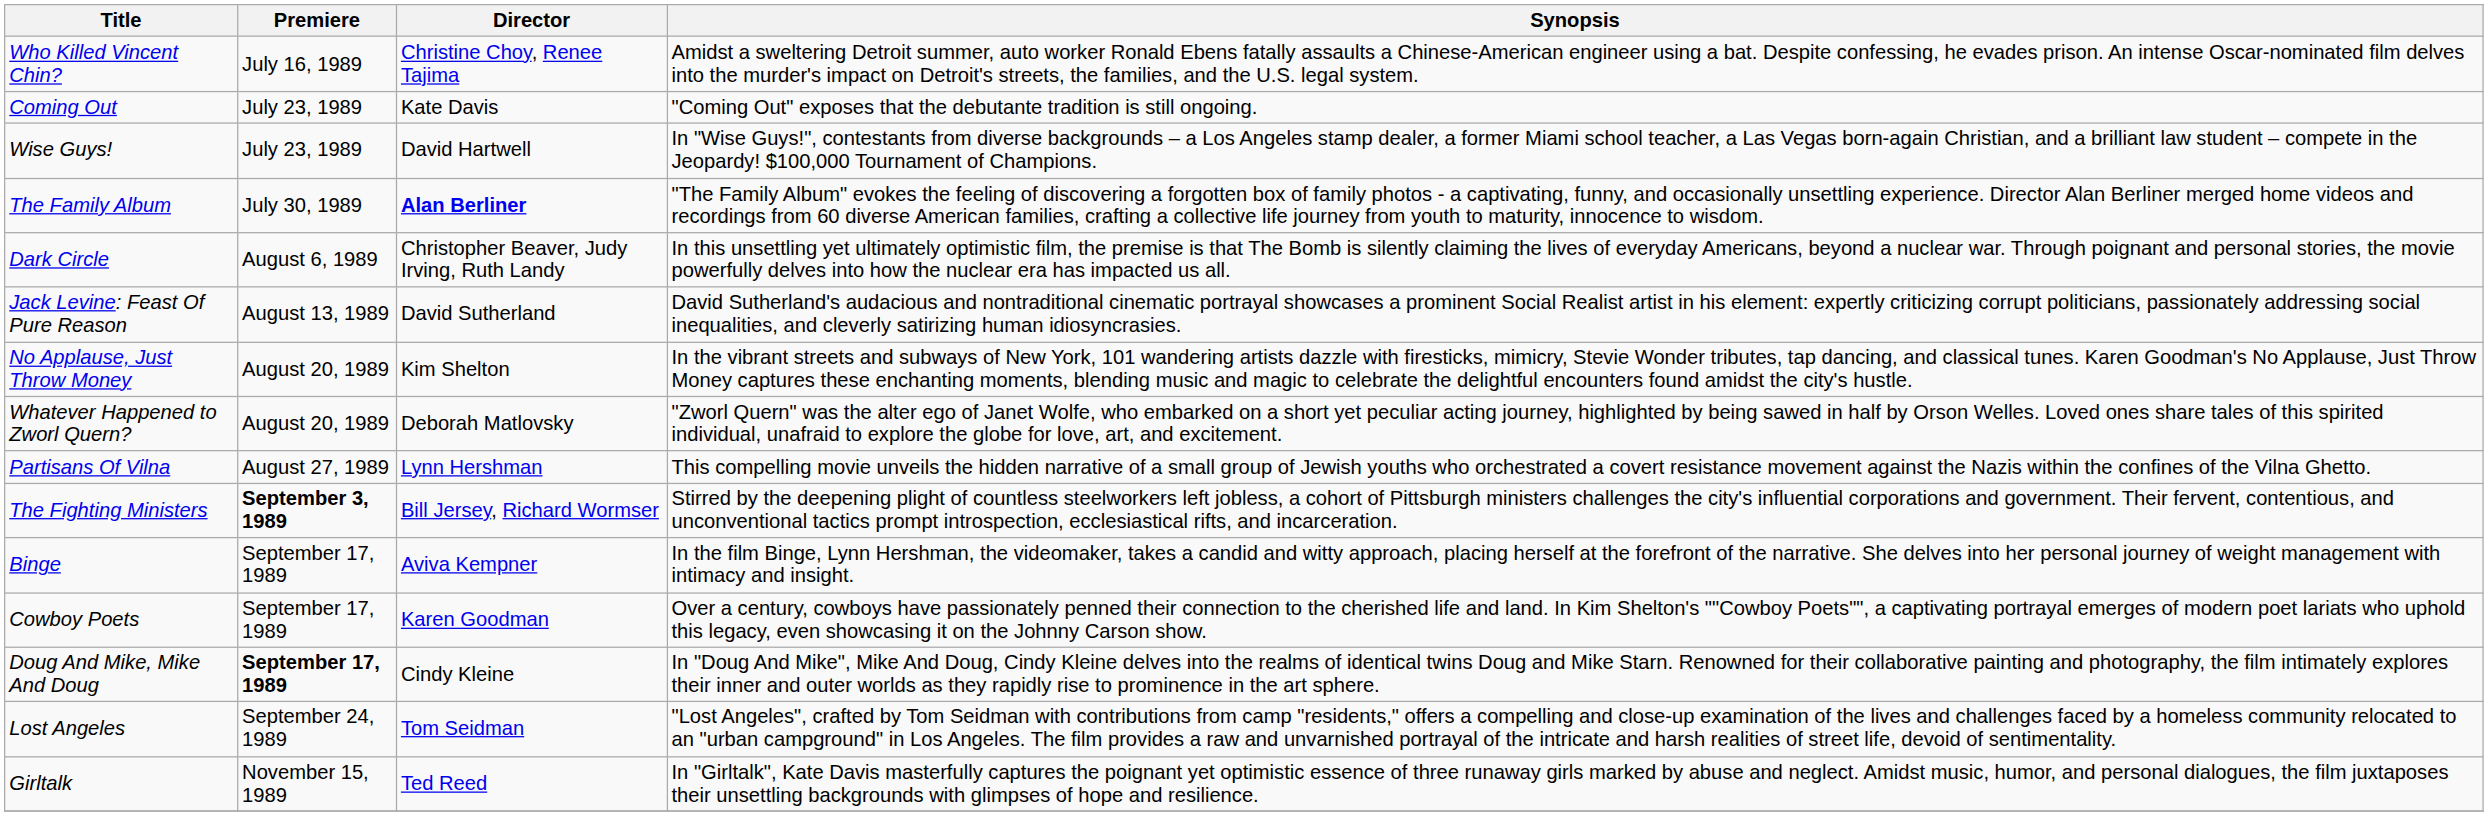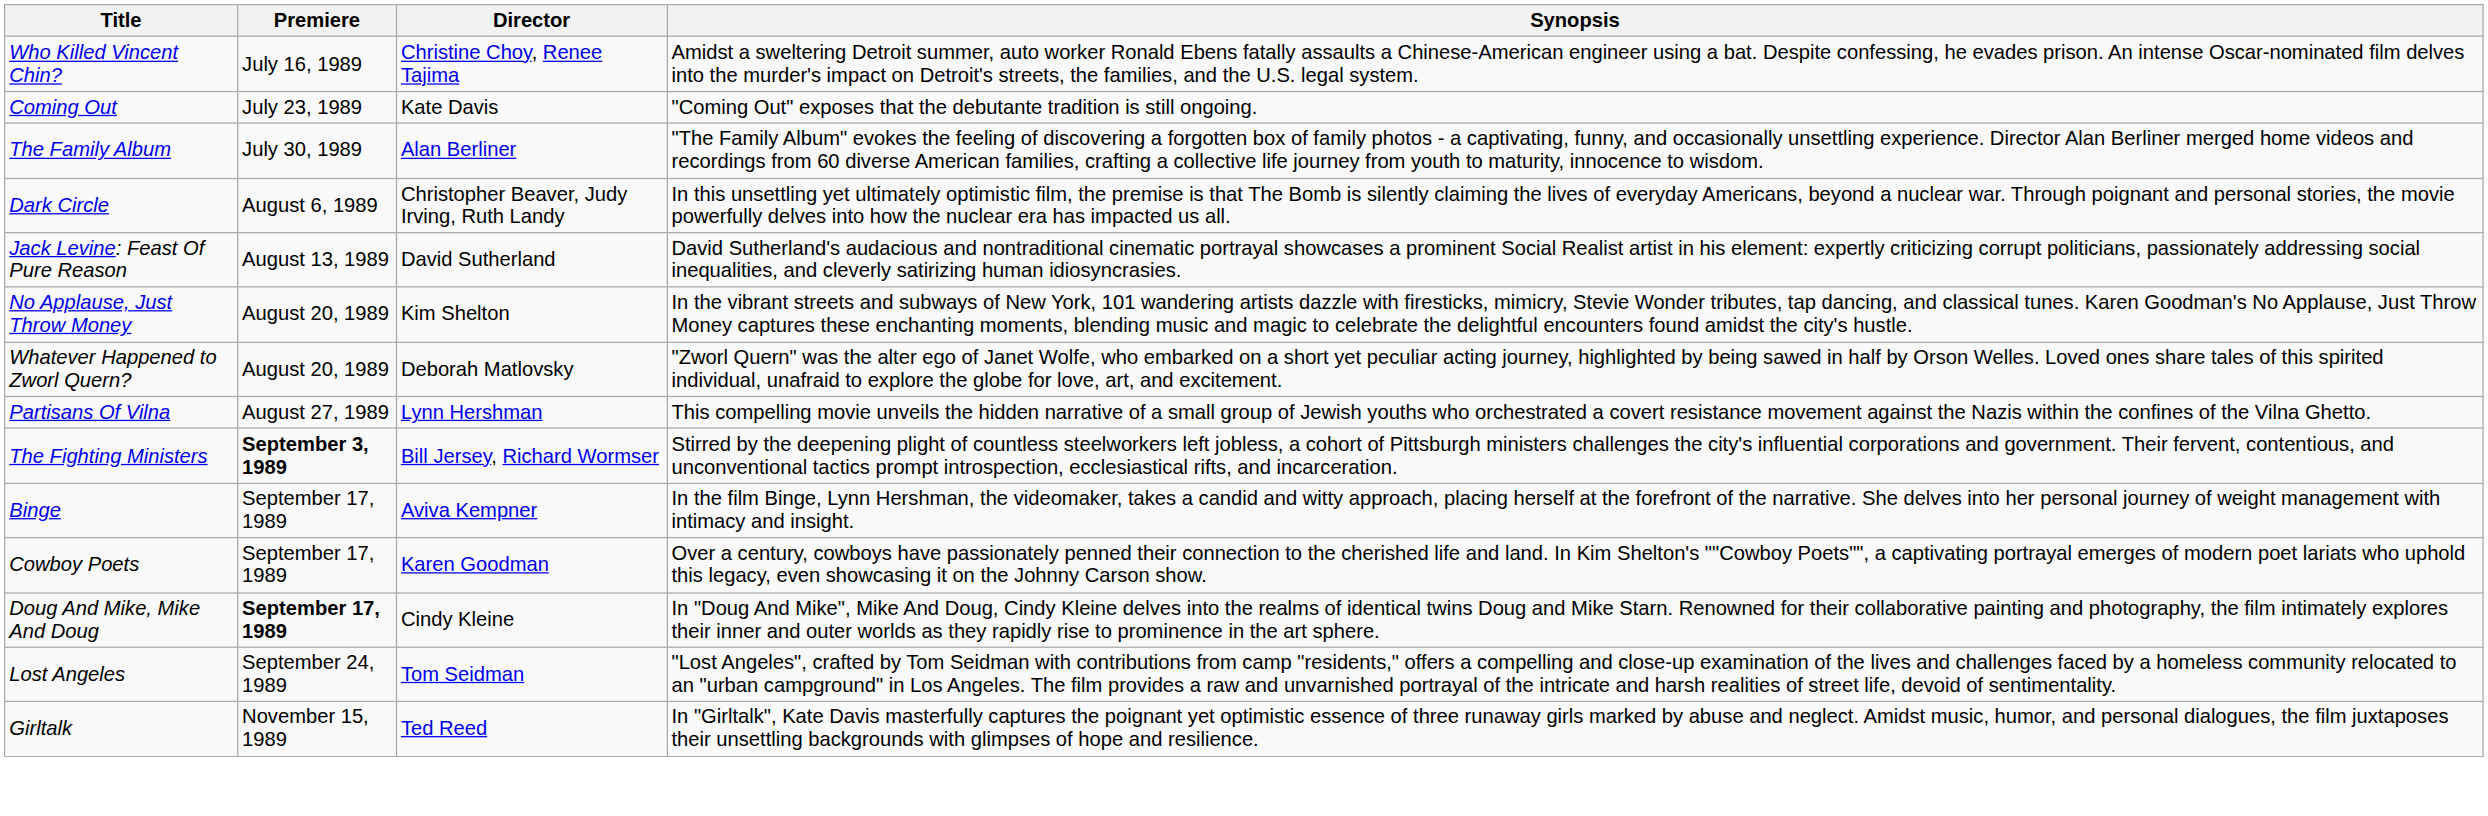- row: (61, 150)
(464, 205) bold -> (459, 150) normal
